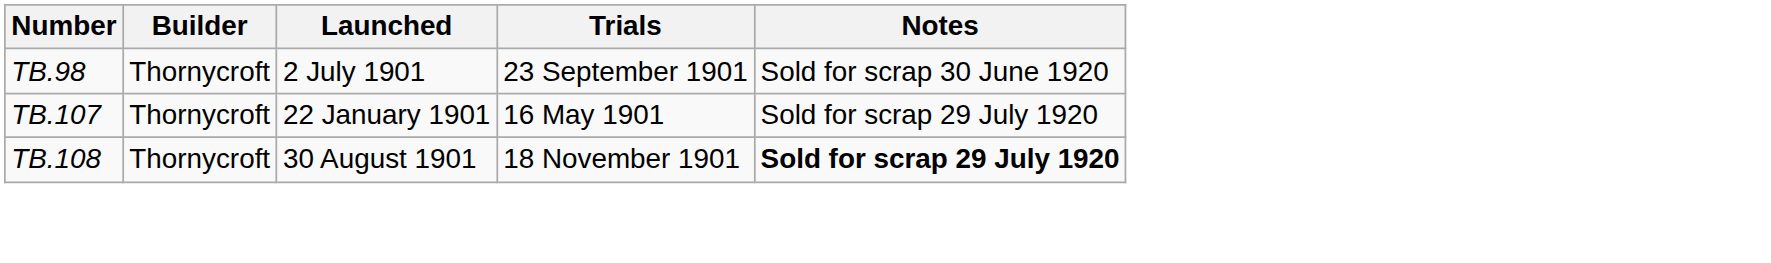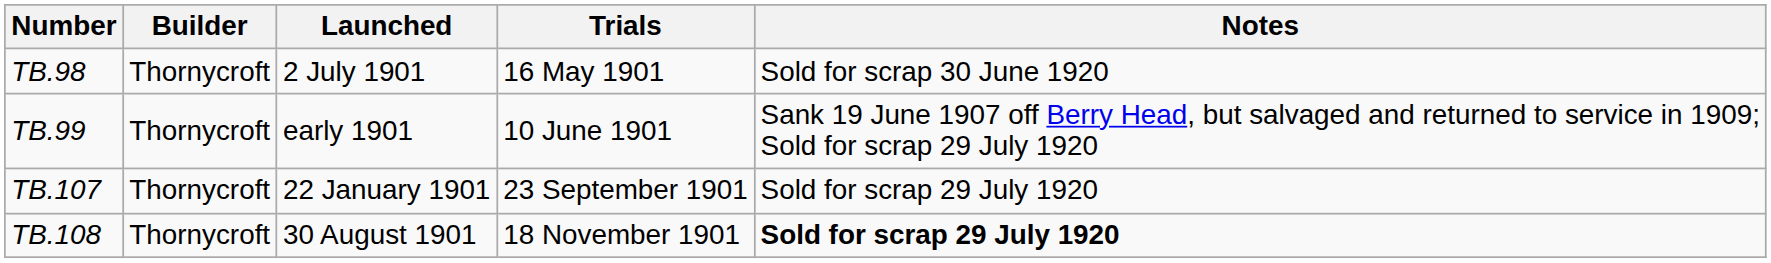(625, 70) 23 September 1901 -> (584, 70) 16 May 1901
+ row: (48, 130)
(584, 114) 16 May 1901 -> (625, 190) 23 September 1901
